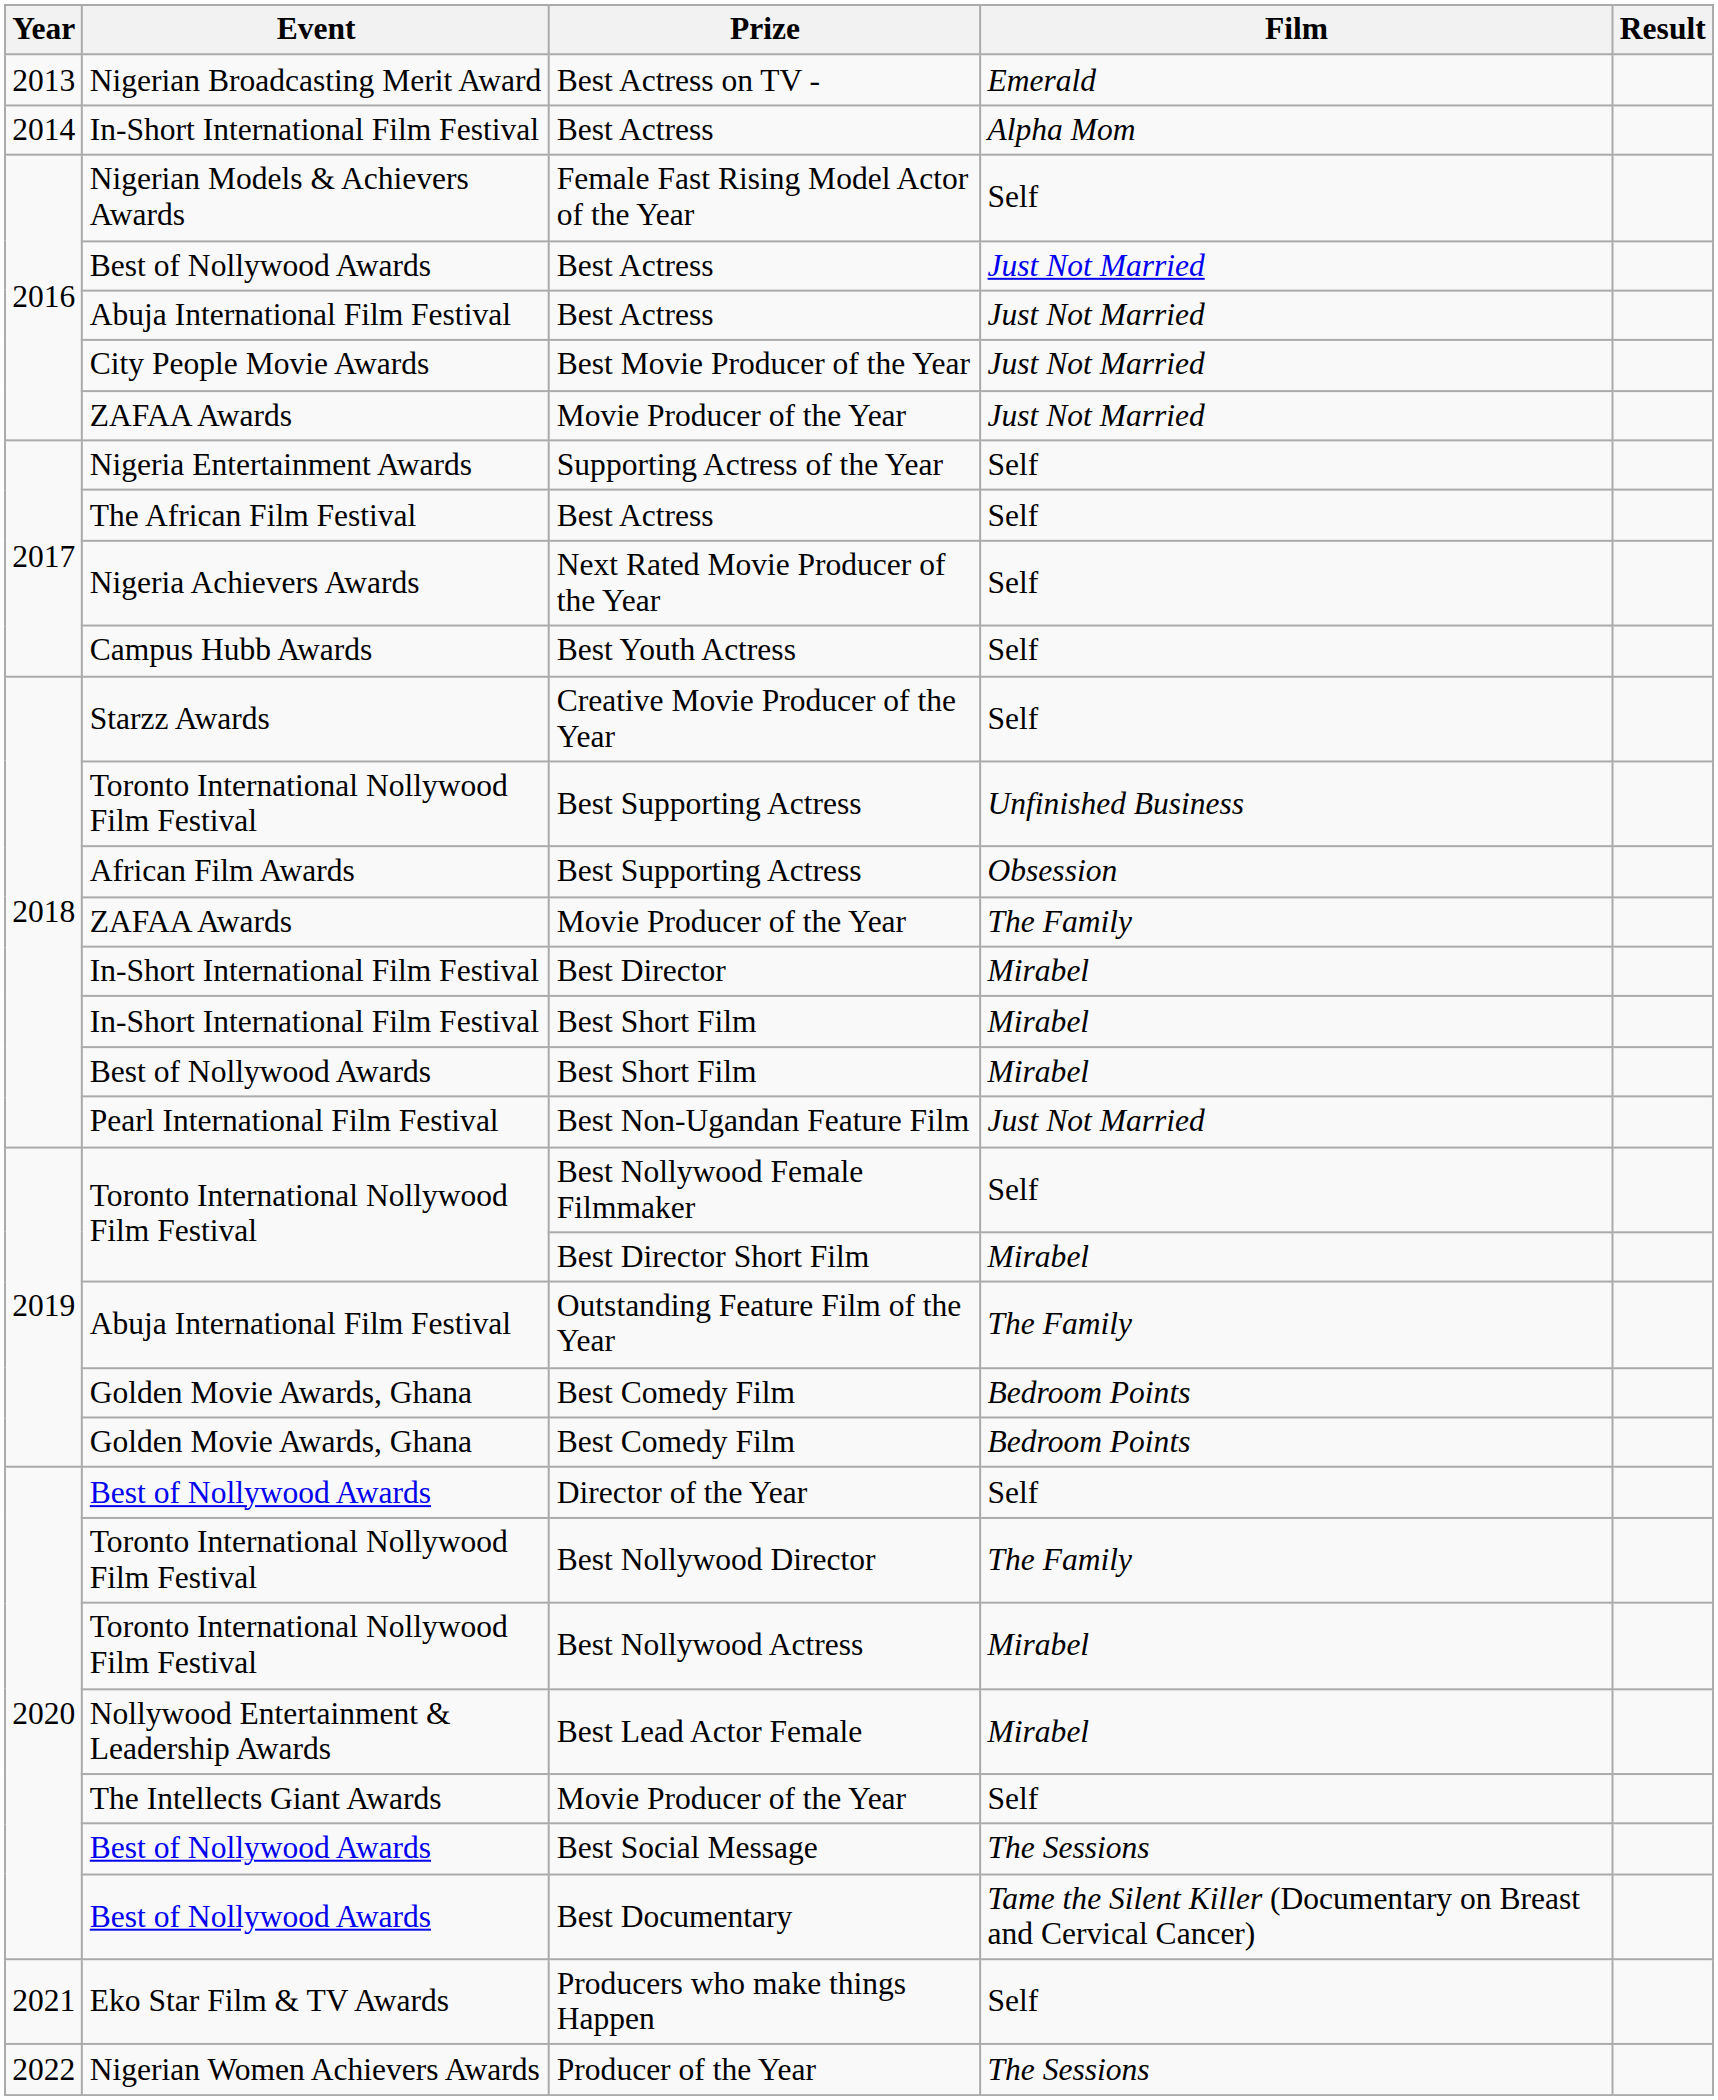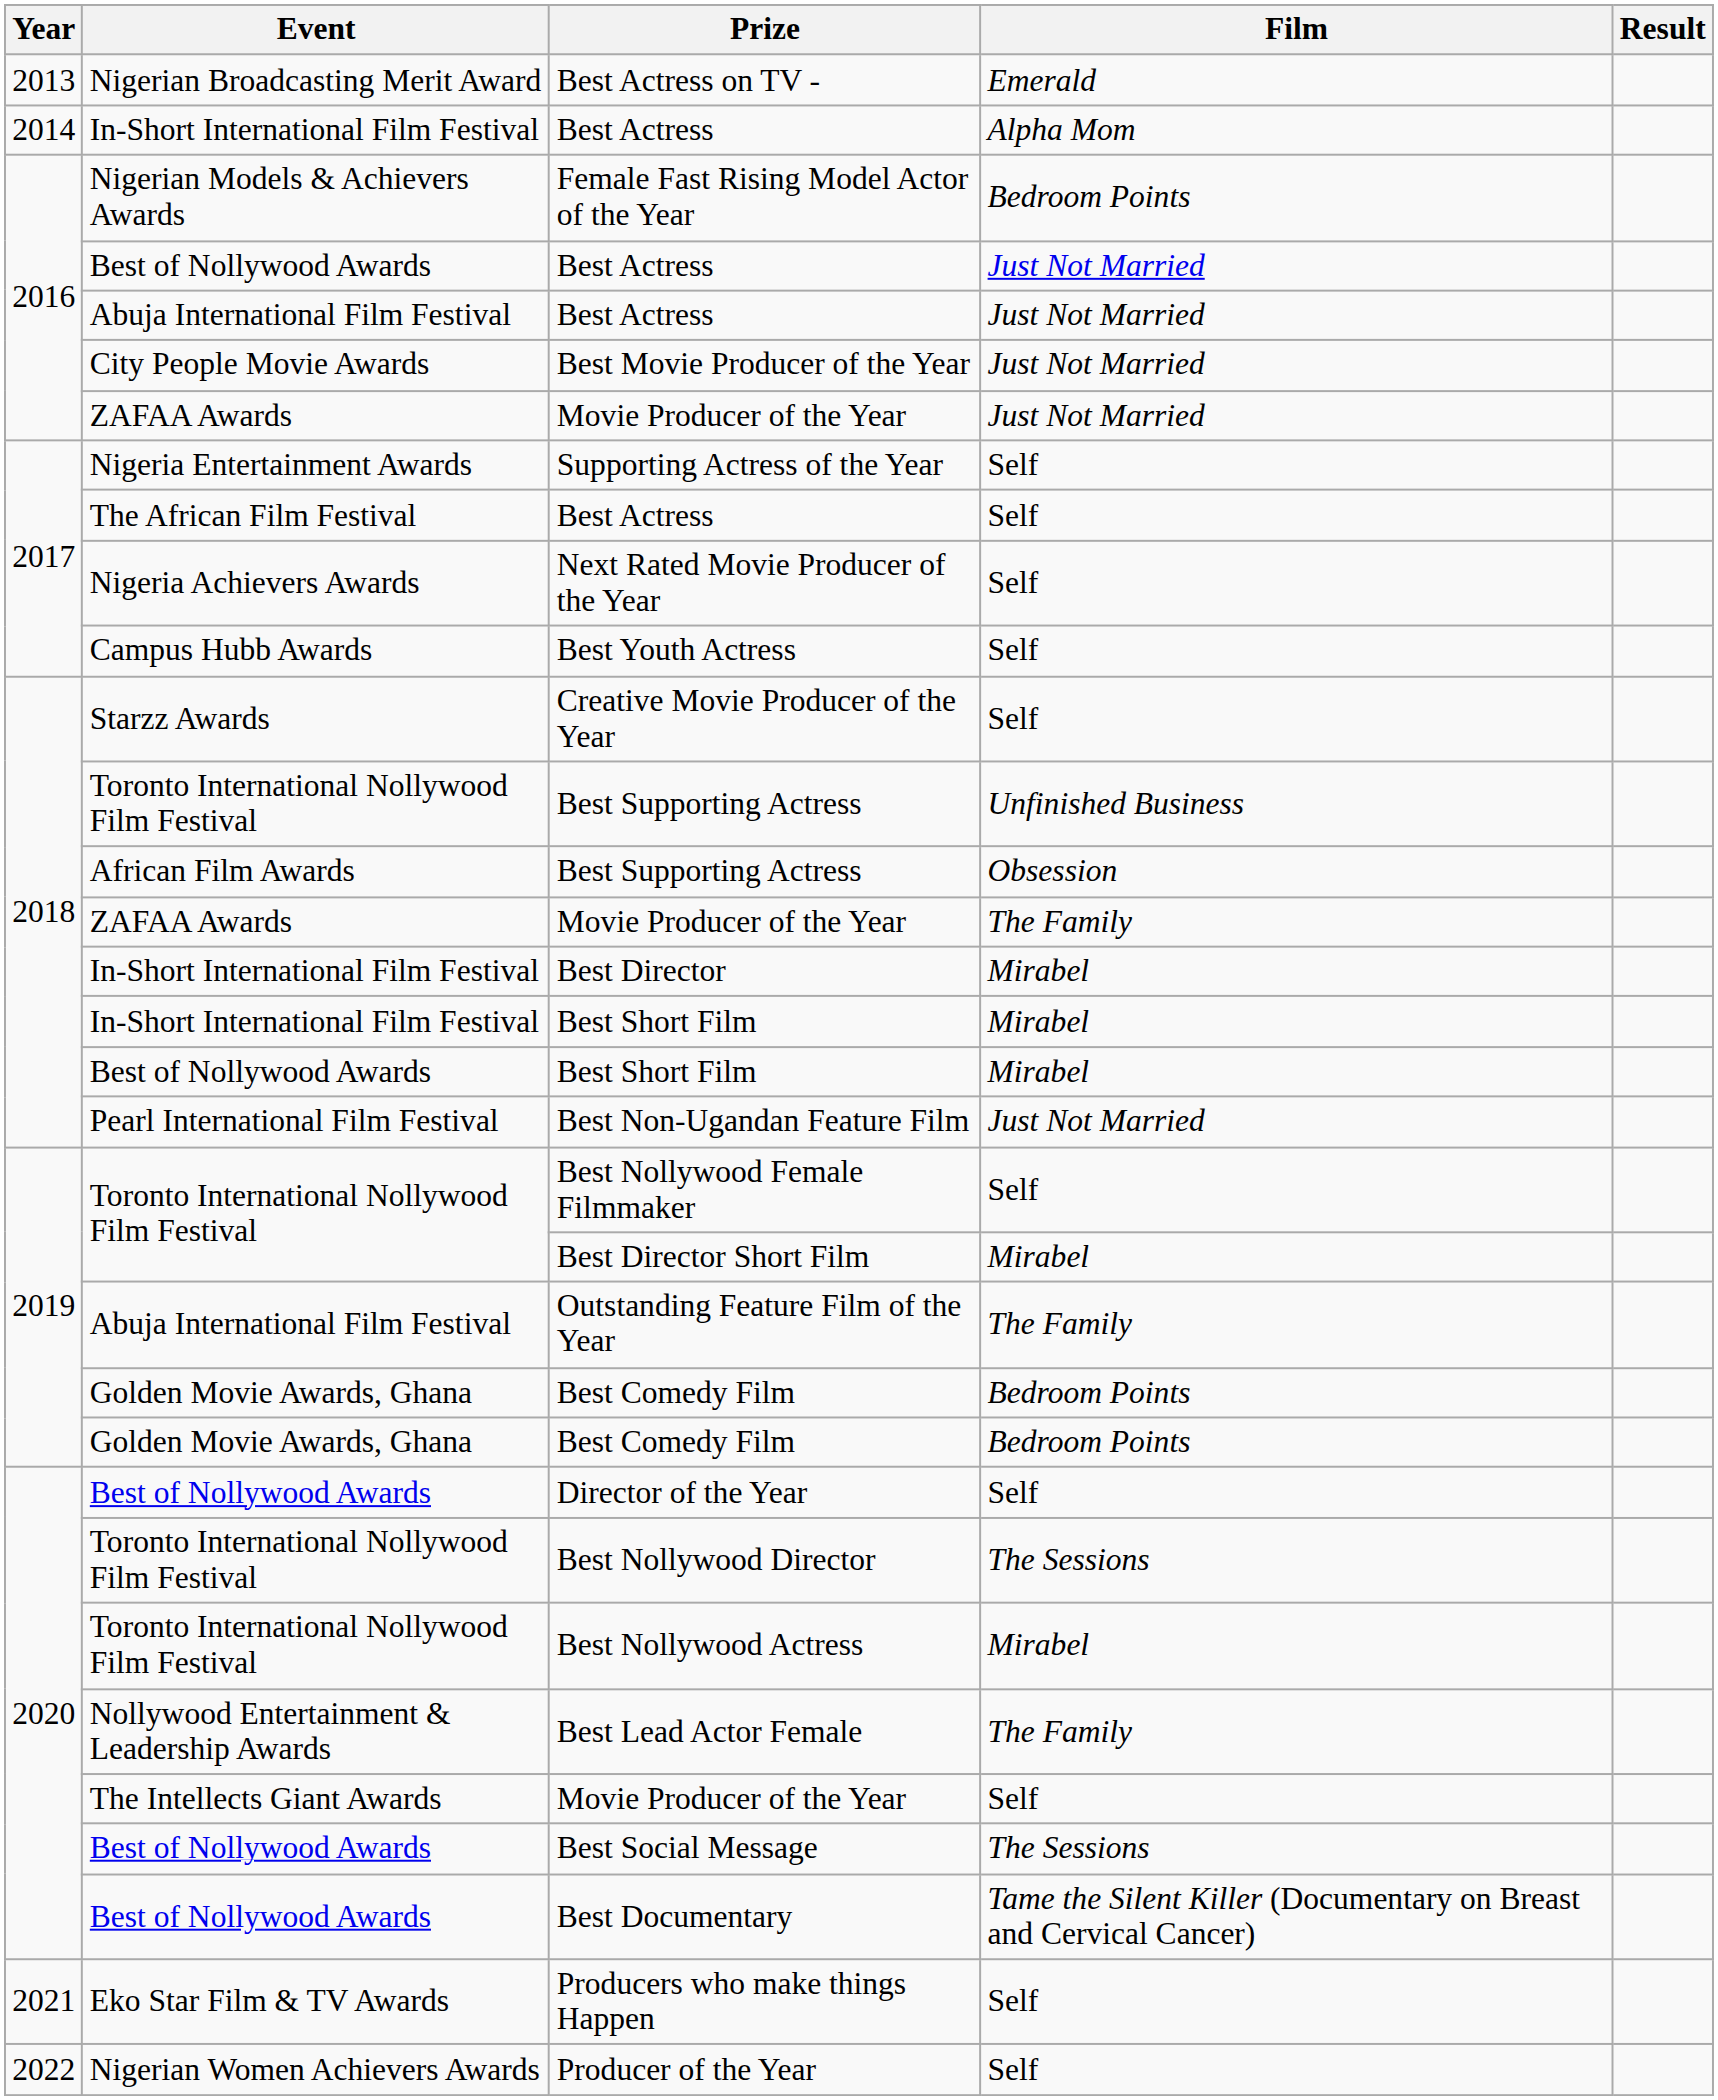(1013, 197) Self -> (1089, 197) Bedroom Points
(1060, 1559) The Family -> (1069, 1559) The Sessions
(1038, 1730) Mirabel -> (1060, 1730) The Family
(1069, 2069) The Sessions -> (1013, 2069) Self
